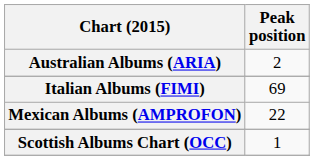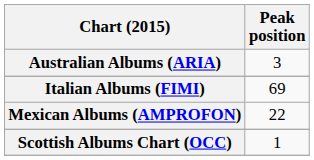(277, 62) 2 -> (277, 62) 3
